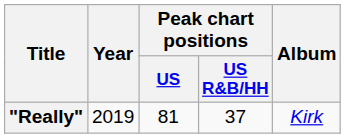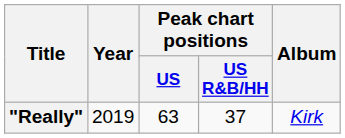(168, 117) 81 -> (168, 117) 63
